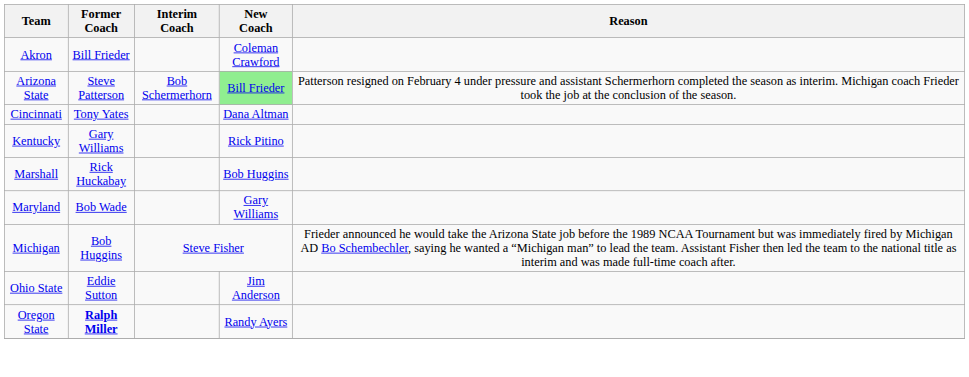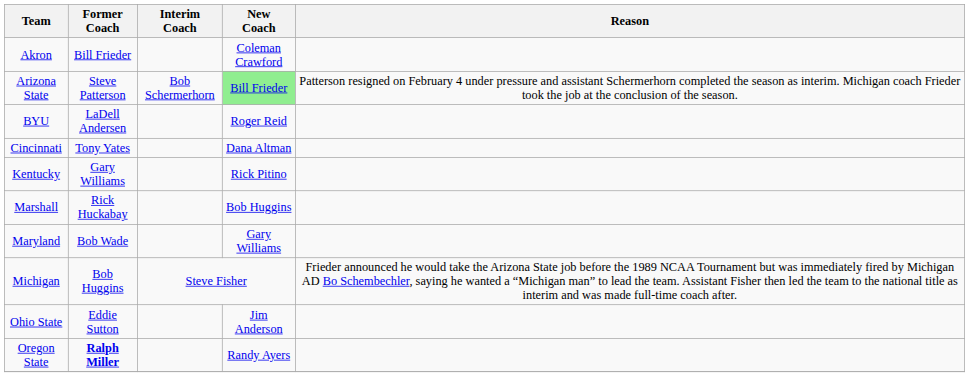+ row: (36, 121)
